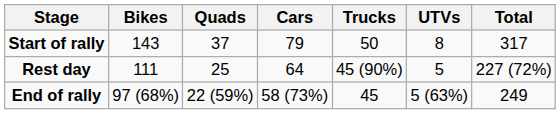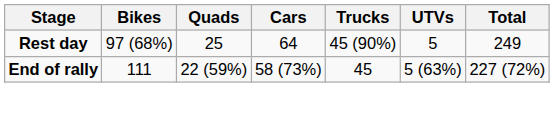- row: (56, 43)
(146, 69) 111 -> (139, 43) 97 (68%)
(514, 69) 227 (72%) -> (507, 43) 249
(146, 95) 97 (68%) -> (139, 69) 111
(514, 95) 249 -> (507, 69) 227 (72%)
